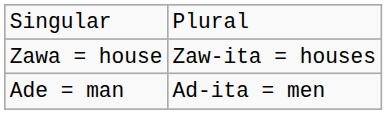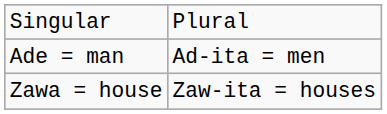rows swapped: (67, 91) <-> (86, 57)
